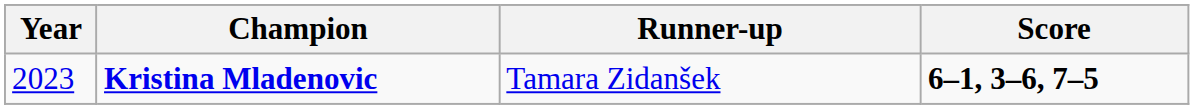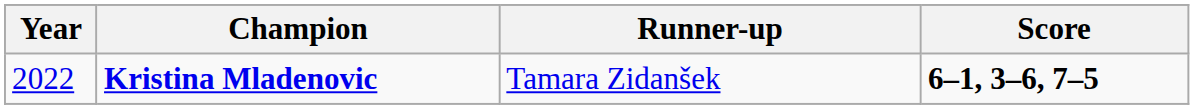(43, 78) 2023 -> (43, 78) 2022
